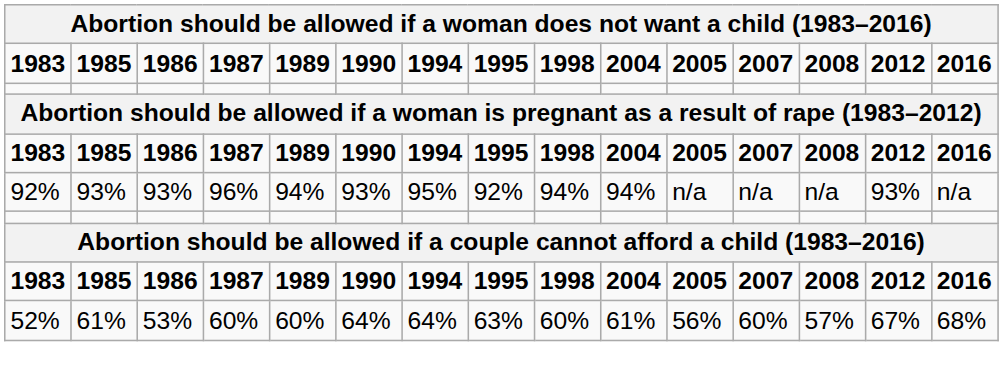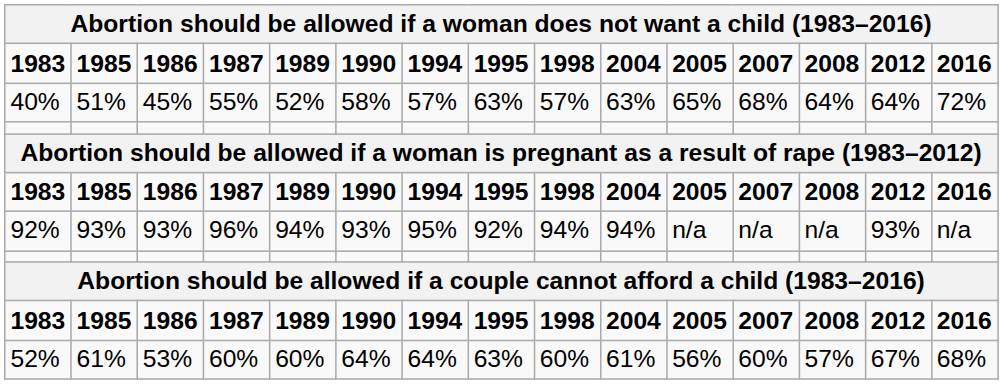+ row: (35, 102)
